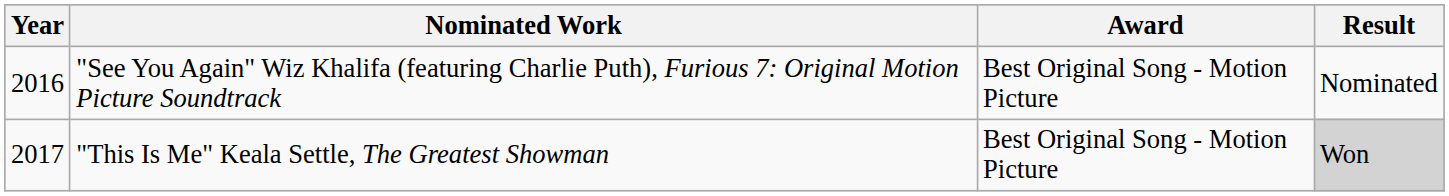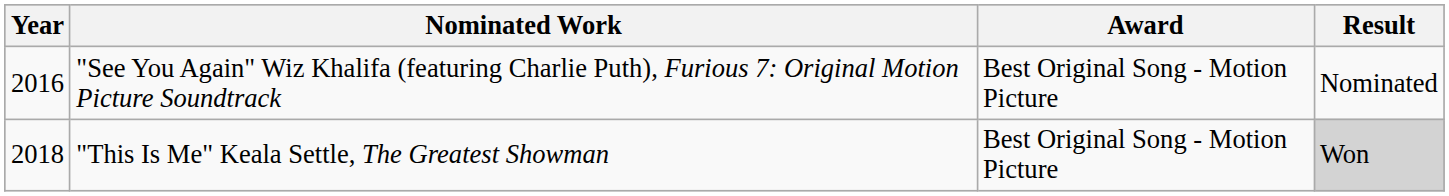(38, 154) 2017 -> (38, 154) 2018
